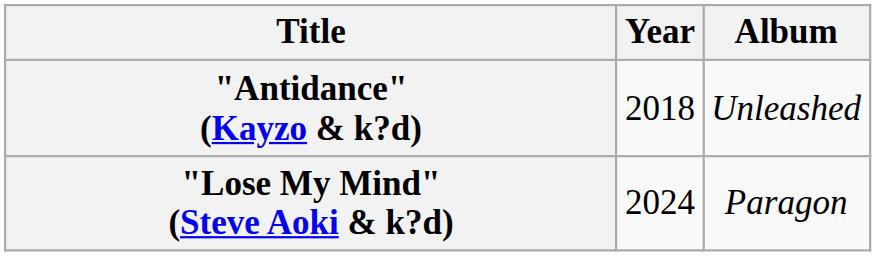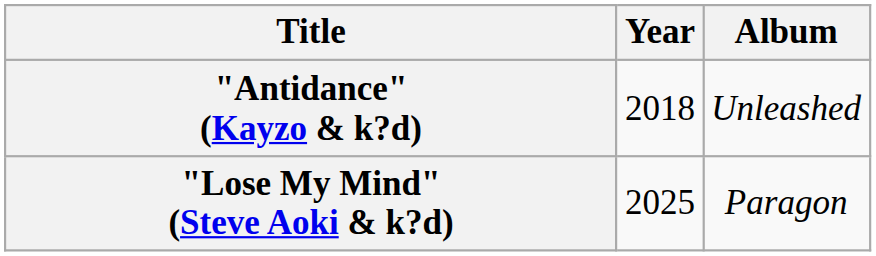(660, 202) 2024 -> (660, 202) 2025
